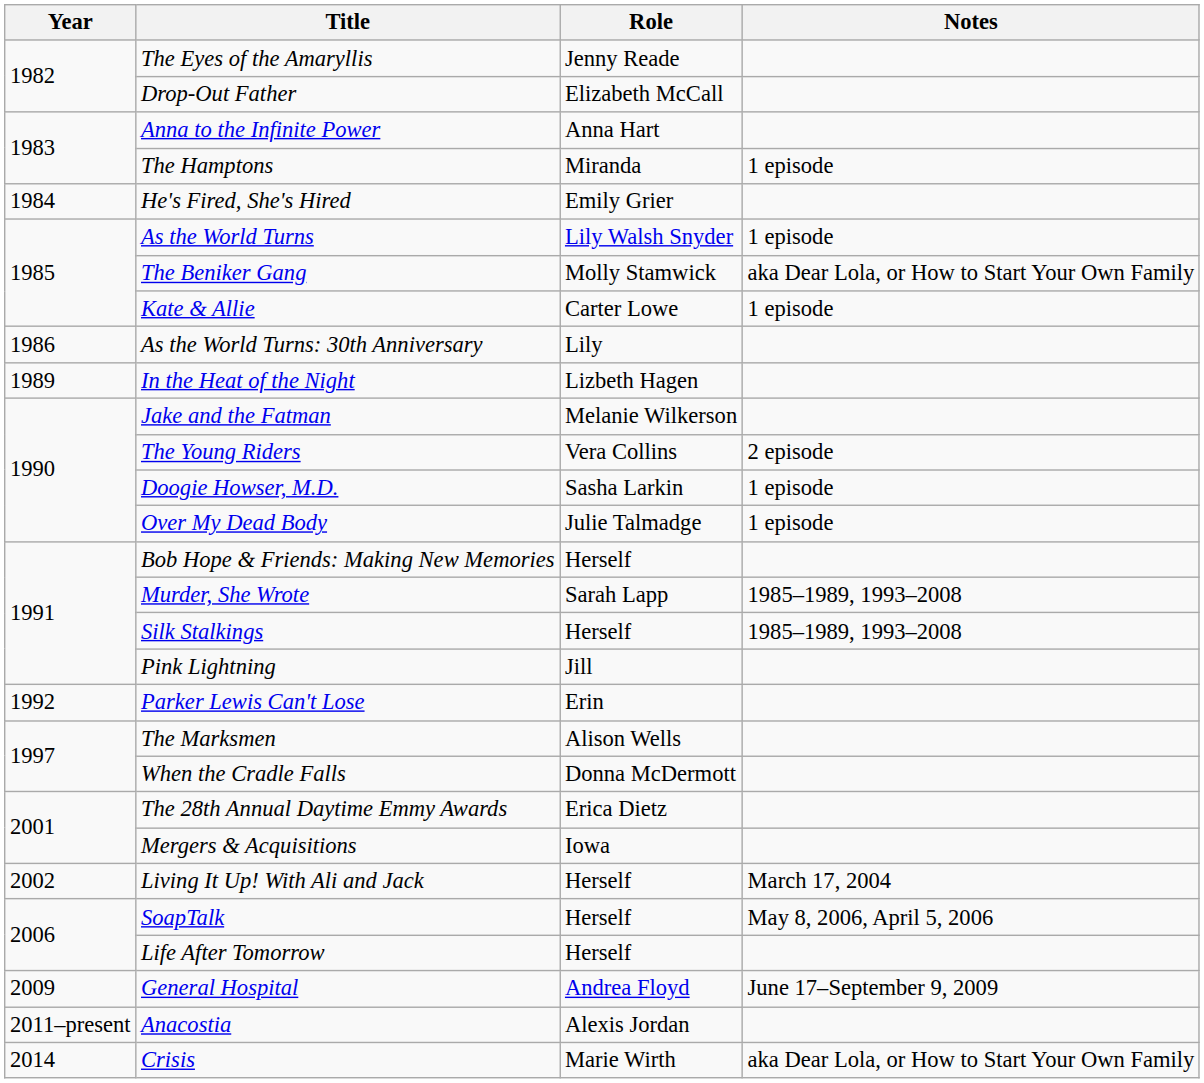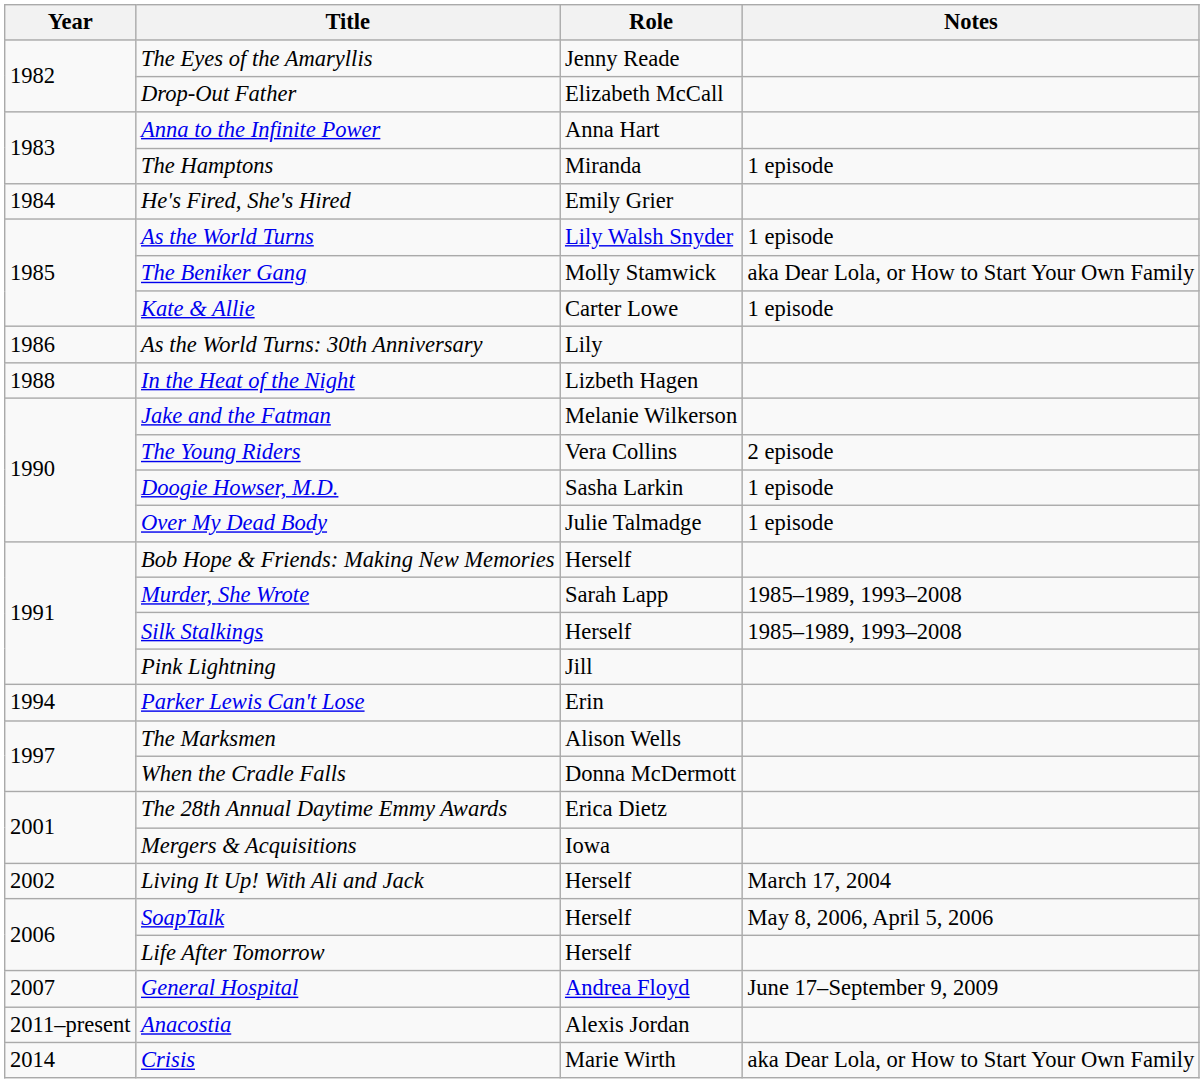(32, 380) 1989 -> (32, 380) 1988
(32, 702) 1992 -> (32, 702) 1994
(32, 988) 2009 -> (32, 988) 2007
